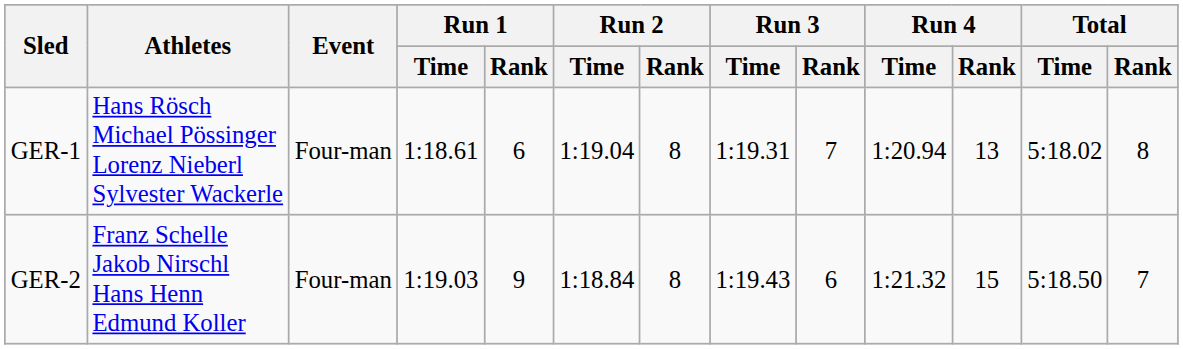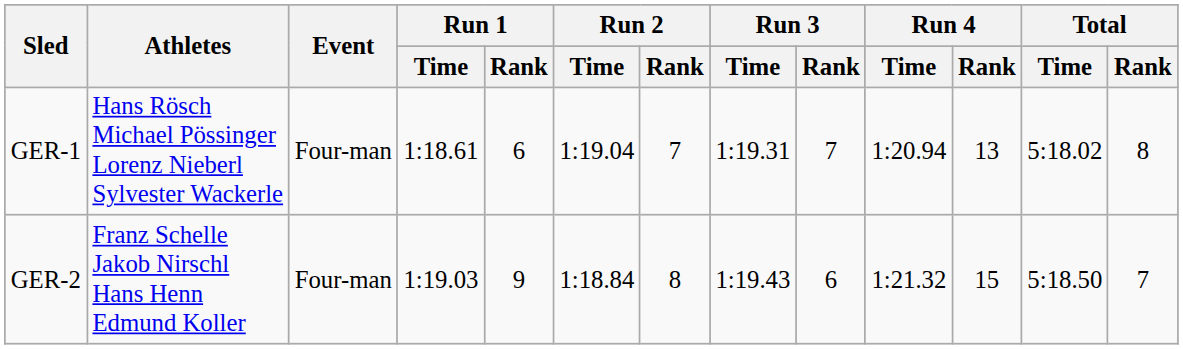(675, 150) 8 -> (675, 150) 7
